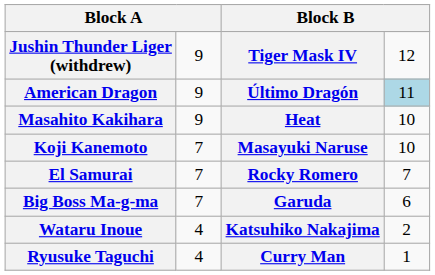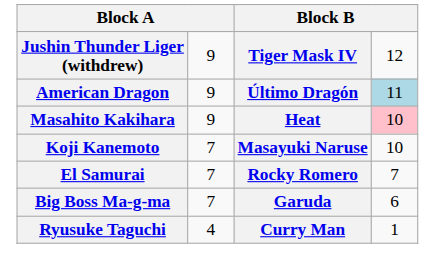(407, 119) no background -> (395, 119) pink background
- row: (91, 229)
